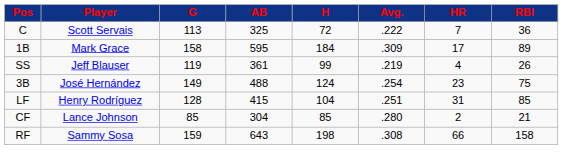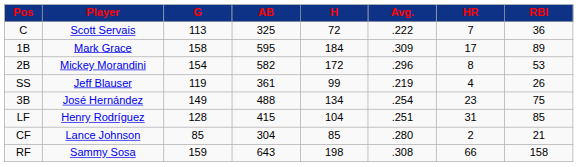+ row: (23, 65)
(325, 83) 124 -> (334, 100) 134
